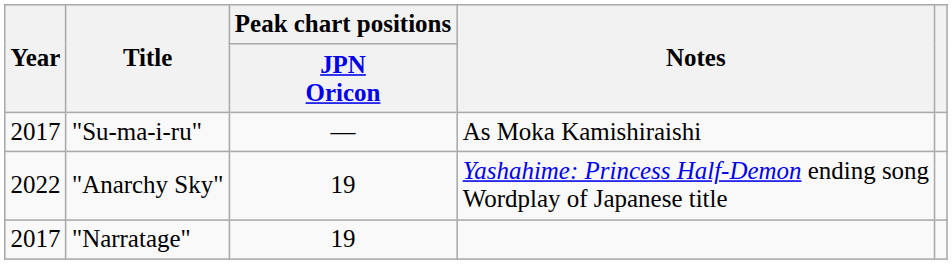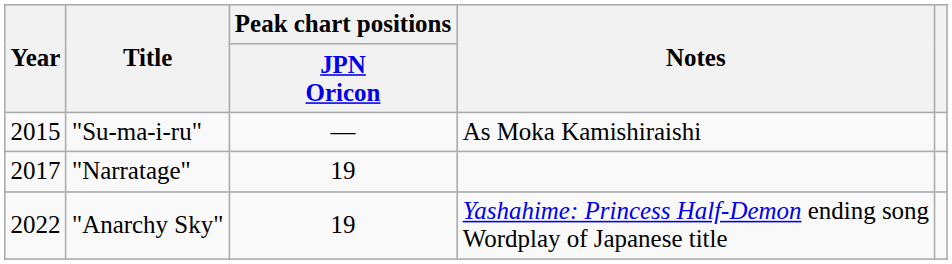(35, 131) 2017 -> (35, 131) 2015
rows swapped: (131, 238) <-> (148, 185)
